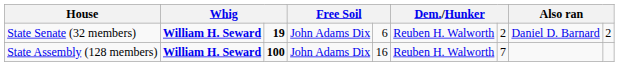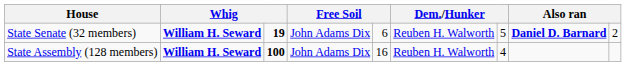(503, 33) 2 -> (503, 33) 5
(556, 33) normal -> (559, 33) bold
(503, 52) 7 -> (503, 52) 4
